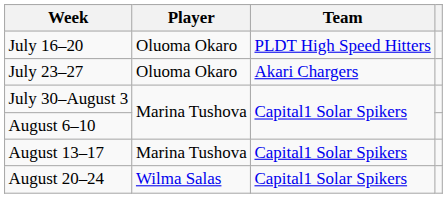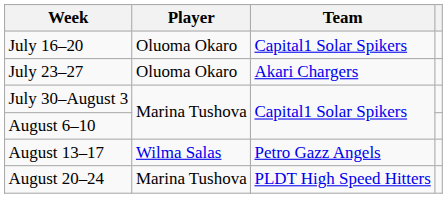(343, 44) PLDT High Speed Hitters -> (331, 44) Capital1 Solar Spikers
(191, 152) Marina Tushova -> (179, 152) Wilma Salas
(331, 152) Capital1 Solar Spikers -> (318, 152) Petro Gazz Angels
(179, 179) Wilma Salas -> (191, 179) Marina Tushova
(331, 179) Capital1 Solar Spikers -> (343, 179) PLDT High Speed Hitters
